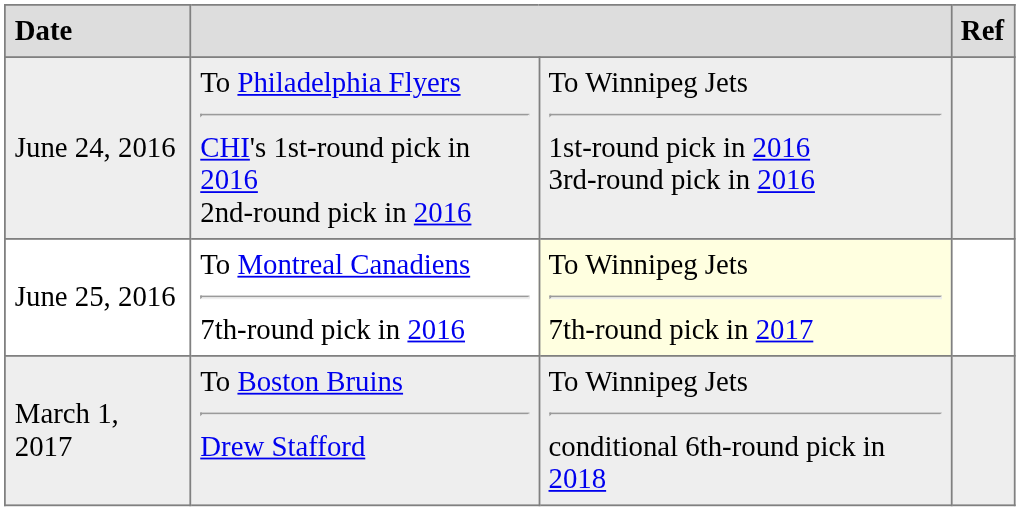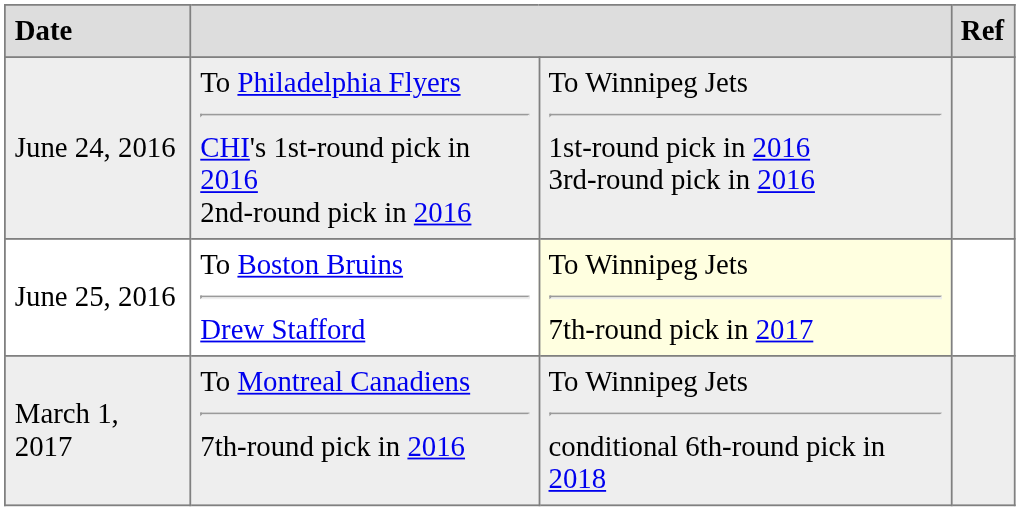(364, 296) To Montreal Canadiens 7th-round pick in 2016 -> (364, 296) To Boston Bruins Drew Stafford
(364, 413) To Boston Bruins Drew Stafford -> (364, 413) To Montreal Canadiens 7th-round pick in 2016
